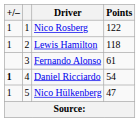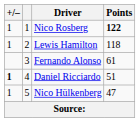(114, 28) normal -> (114, 28) bold
(111, 76) 54 -> (111, 76) 51
